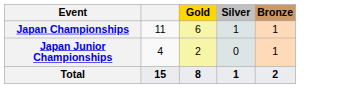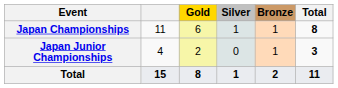+ column: (314, 12)
